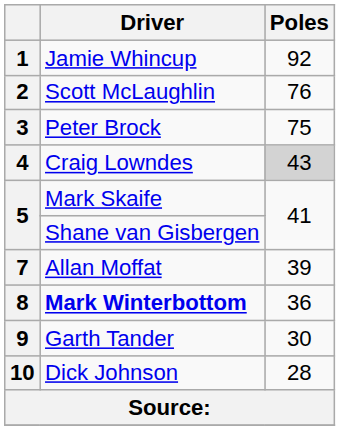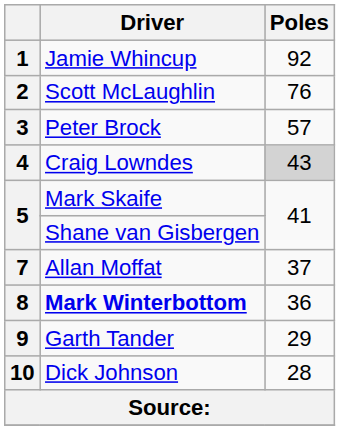(299, 128) 75 -> (299, 128) 57
(299, 268) 39 -> (299, 268) 37
(299, 338) 30 -> (299, 338) 29
